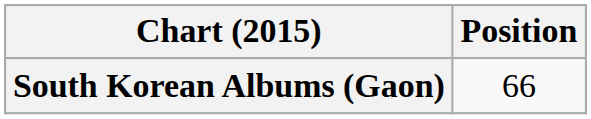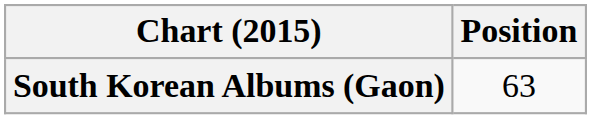(519, 85) 66 -> (519, 85) 63
